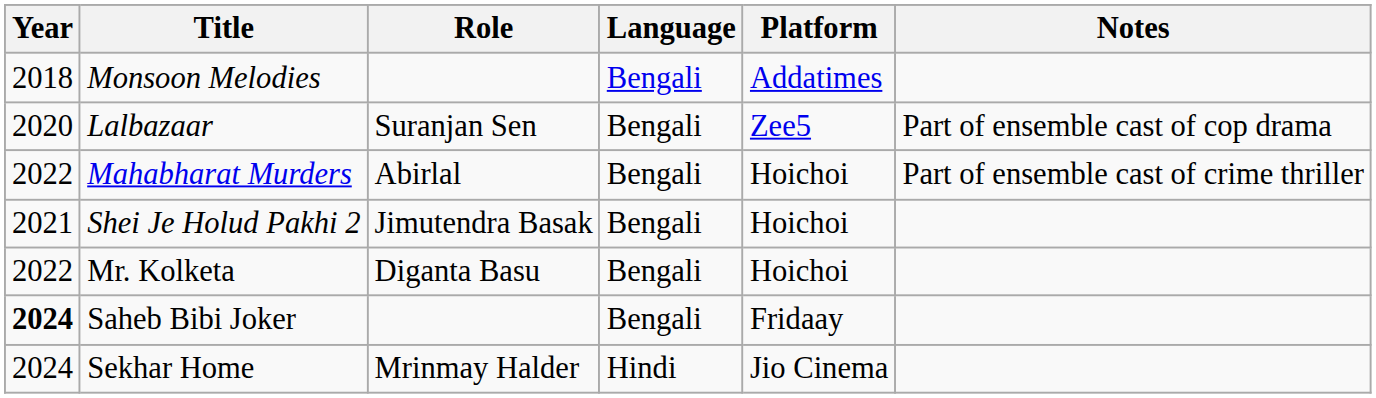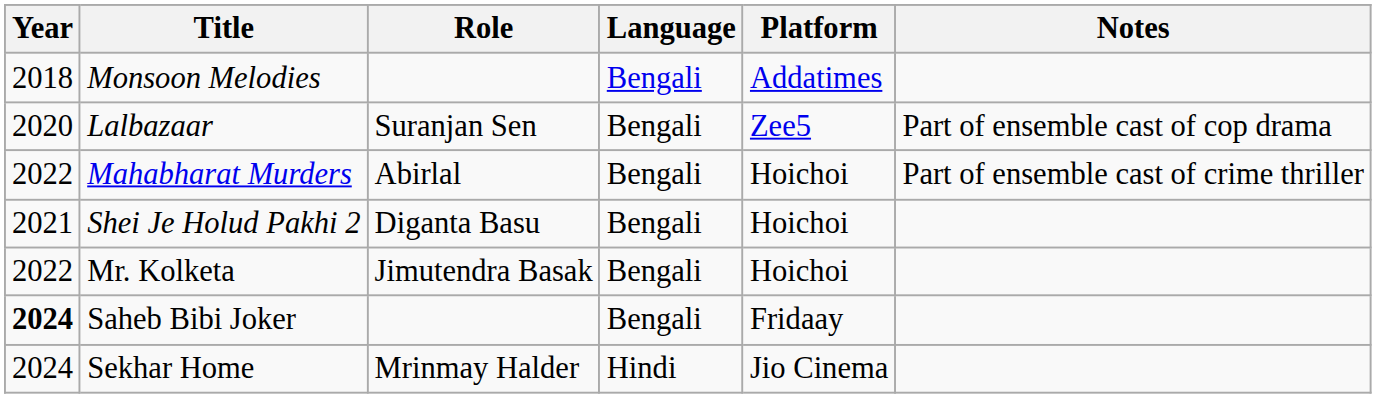(484, 222) Jimutendra Basak -> (457, 222) Diganta Basu
(457, 271) Diganta Basu -> (484, 271) Jimutendra Basak
